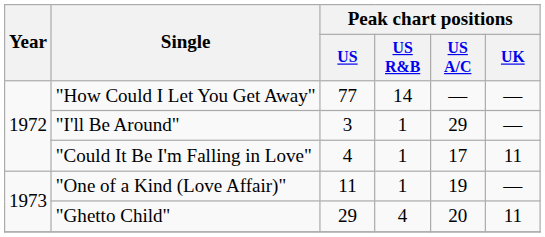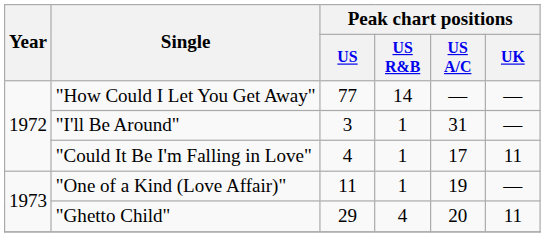(458, 125) 29 -> (458, 125) 31
